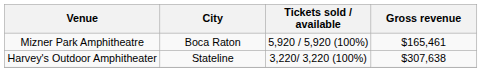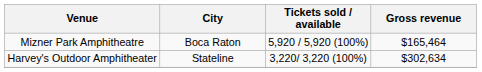(424, 42) $165,461 -> (424, 42) $165,464
(424, 59) $307,638 -> (424, 59) $302,634
